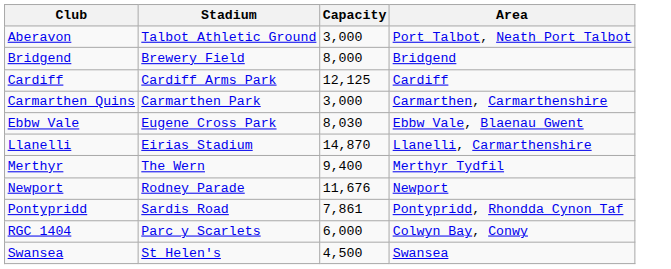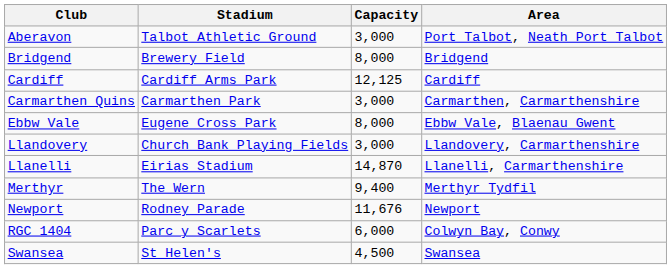(343, 123) 8,030 -> (374, 123) 8,000
+ row: (47, 145)
- row: (47, 210)
